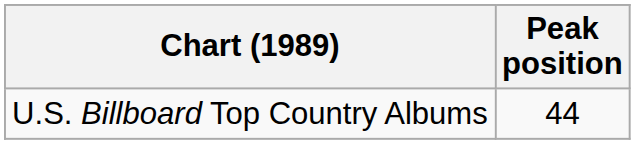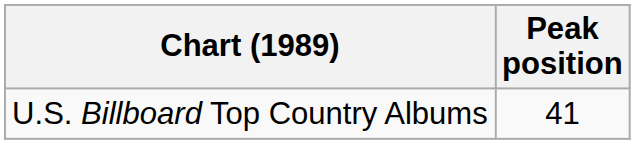(562, 113) 44 -> (562, 113) 41
